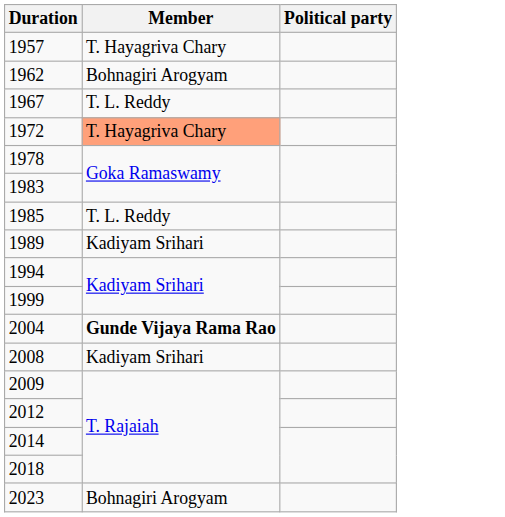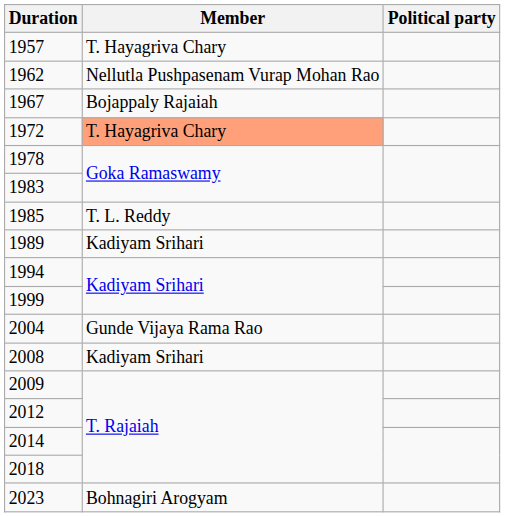(157, 74) Bohnagiri Arogyam -> (233, 74) Nellutla Pushpasenam Vurap Mohan Rao
(128, 103) T. L. Reddy -> (152, 103) Bojappaly Rajaiah
(181, 328) bold -> (174, 328) normal
